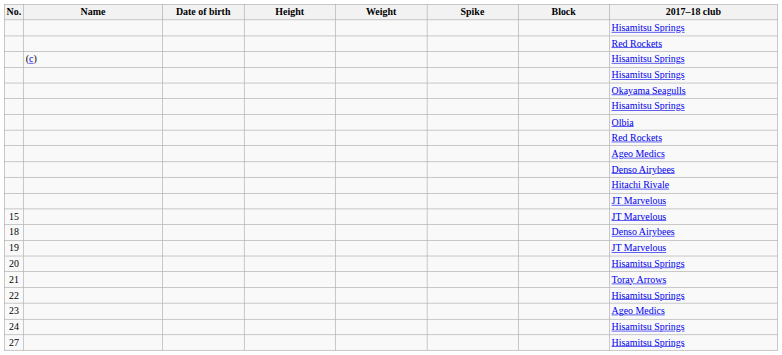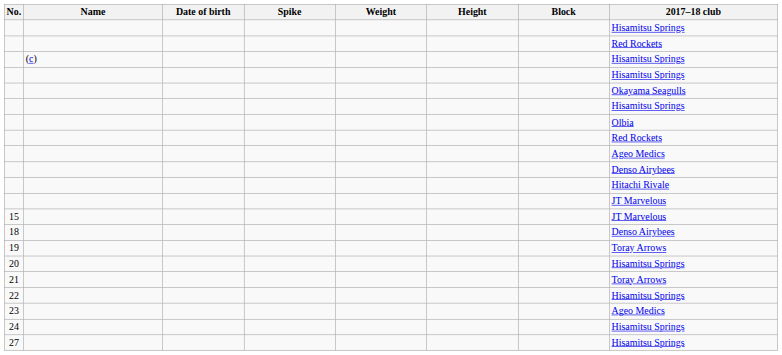columns swapped: (290, 12) <-> (472, 12)
(639, 248) JT Marvelous -> (639, 248) Toray Arrows
